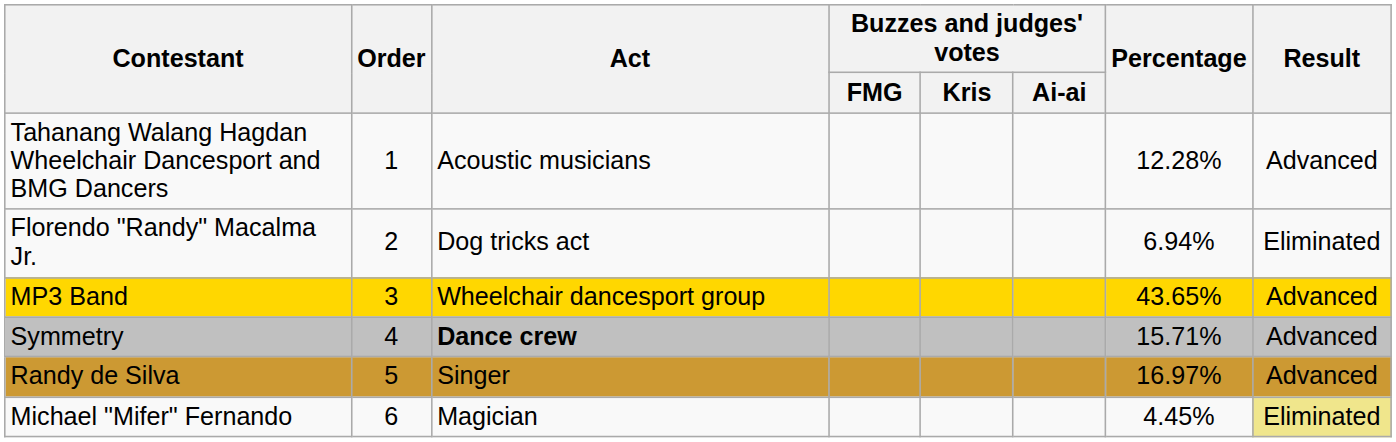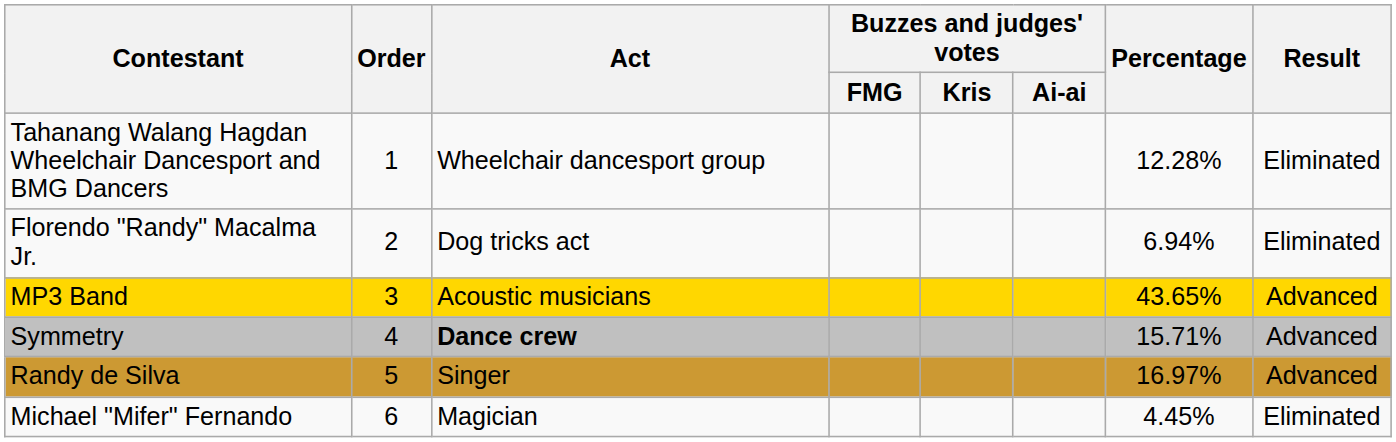(544, 160) Acoustic musicians -> (601, 160) Wheelchair dancesport group
(1322, 160) Advanced -> (1322, 160) Eliminated
(601, 296) Wheelchair dancesport group -> (544, 296) Acoustic musicians
(1322, 416) khaki background -> (1322, 416) no background
